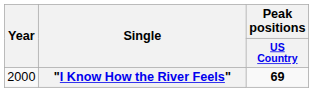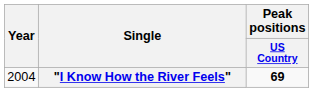(21, 77) 2000 -> (21, 77) 2004
